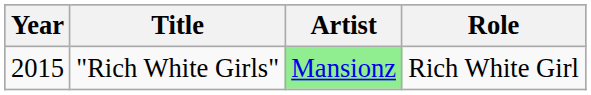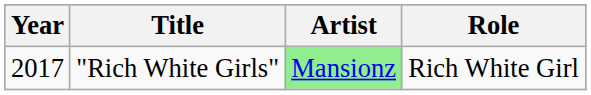(38, 67) 2015 -> (38, 67) 2017
